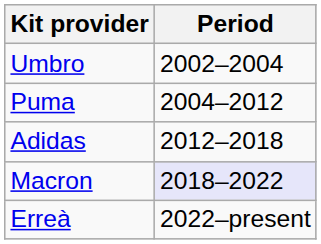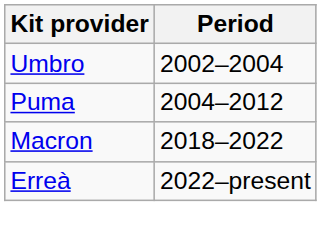- row: (48, 141)
(222, 180) lavender background -> (222, 141) no background
